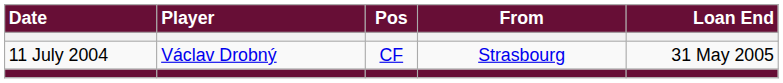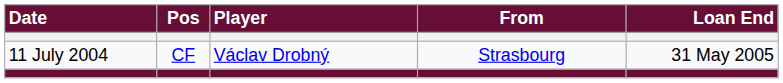columns swapped: (391, 37) <-> (261, 37)
